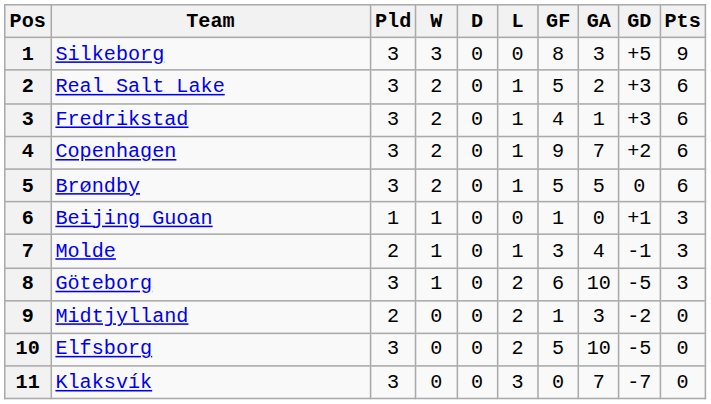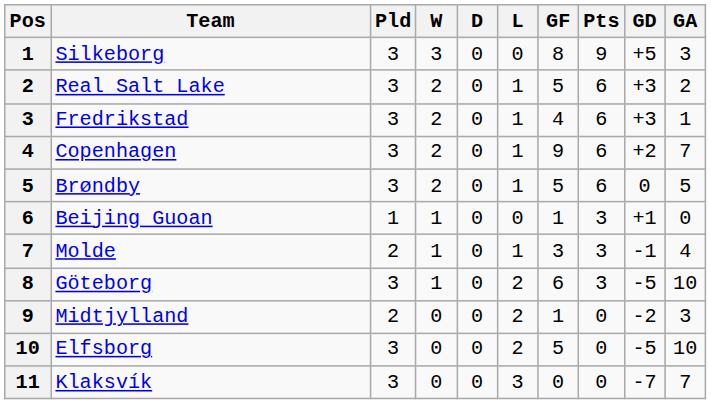columns swapped: (599, 21) <-> (683, 21)
